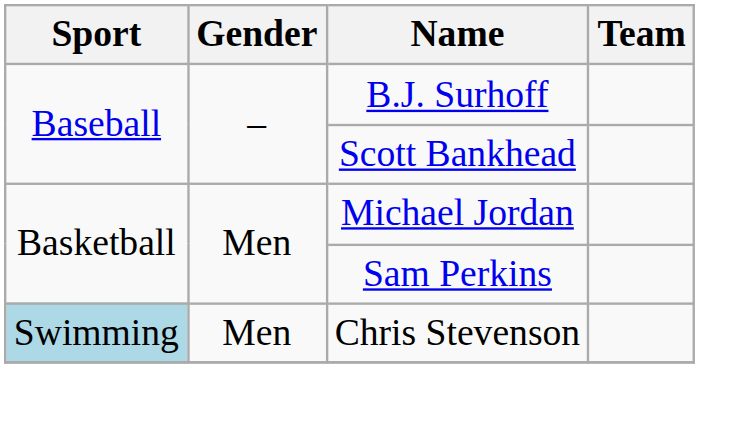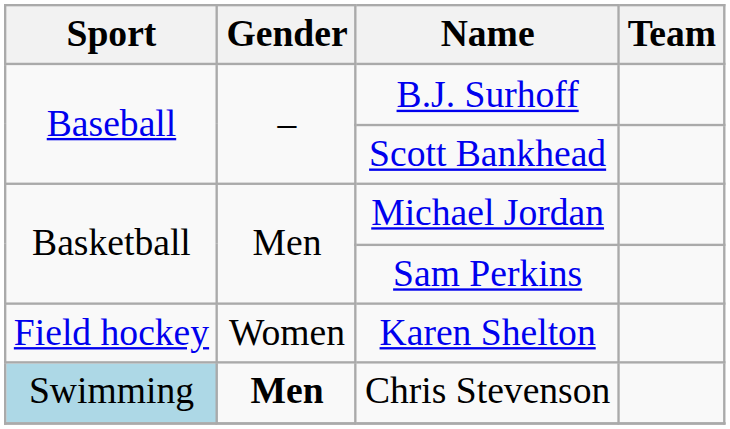+ row: (488, 332)
(257, 332) normal -> (287, 392) bold
